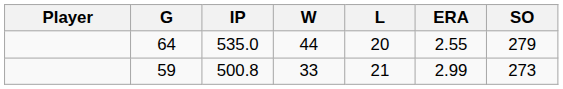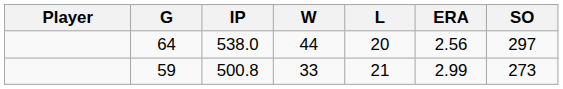(238, 44) 535.0 -> (238, 44) 538.0
(451, 44) 2.55 -> (451, 44) 2.56
(522, 44) 279 -> (522, 44) 297
